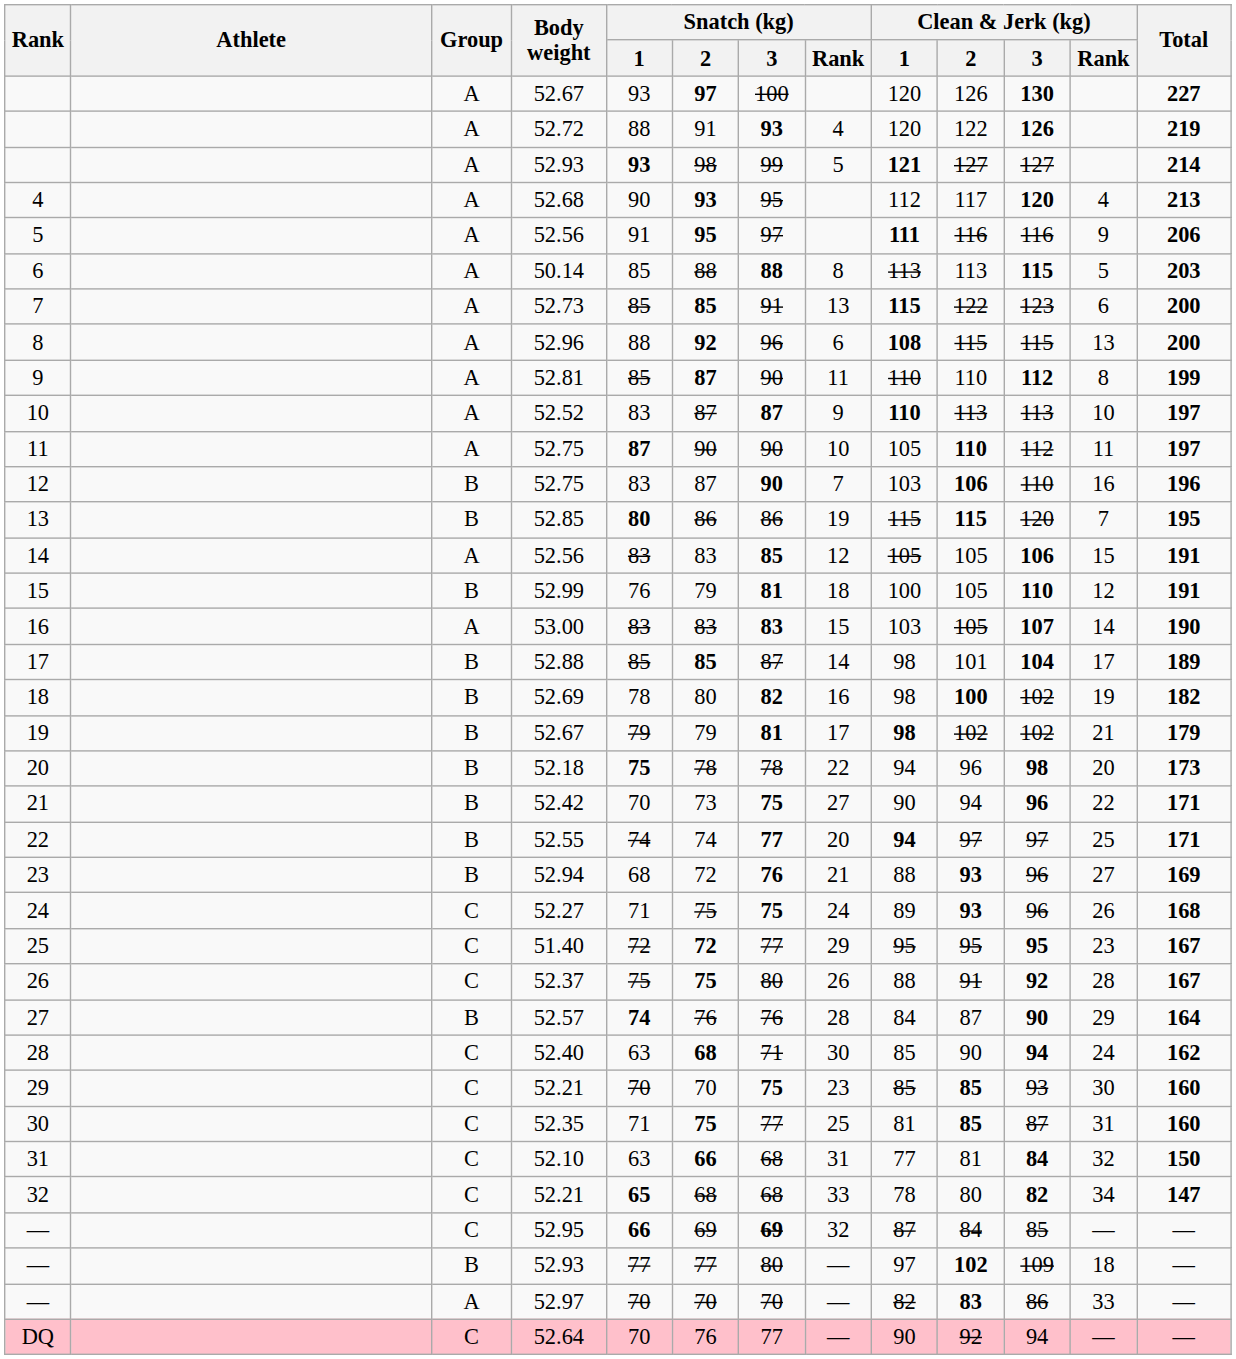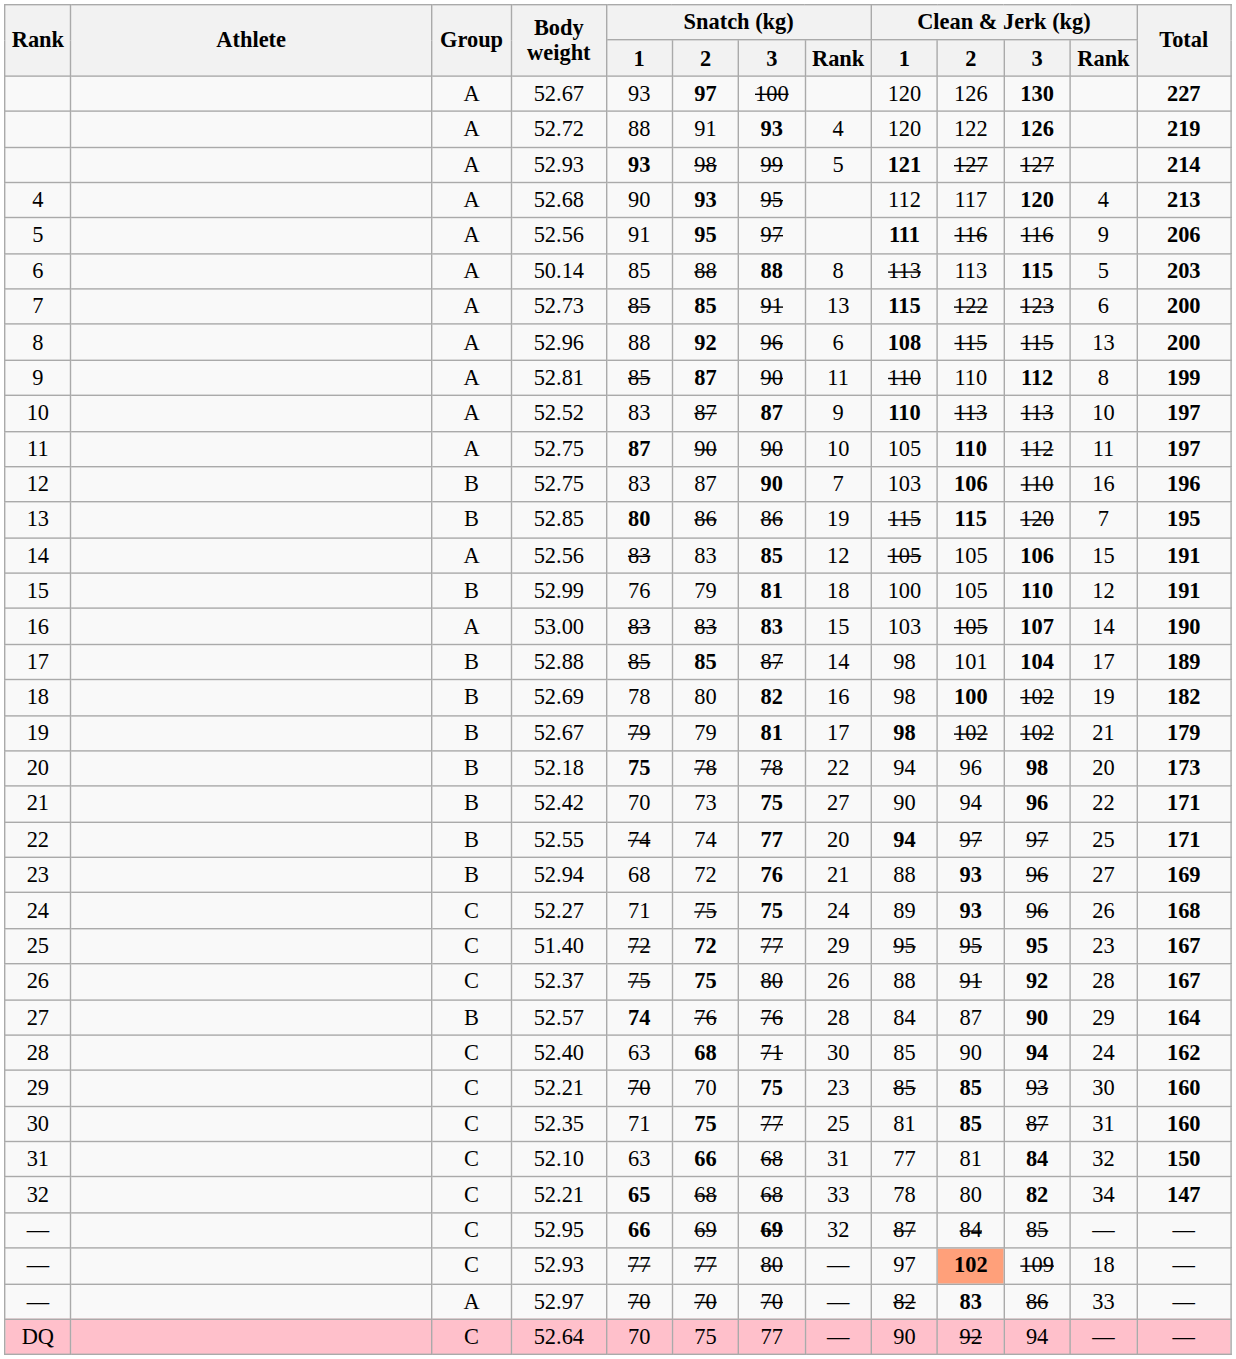(472, 1265) B -> (472, 1265) C
(971, 1265) no background -> (971, 1265) lightsalmon background
(705, 1336) 76 -> (705, 1336) 75
